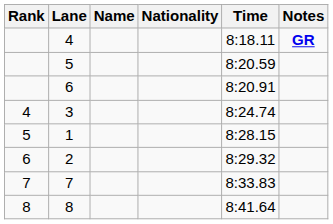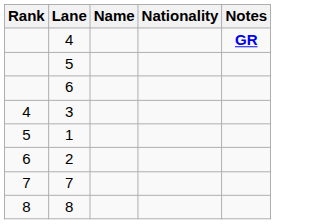- column: (250, 16)
